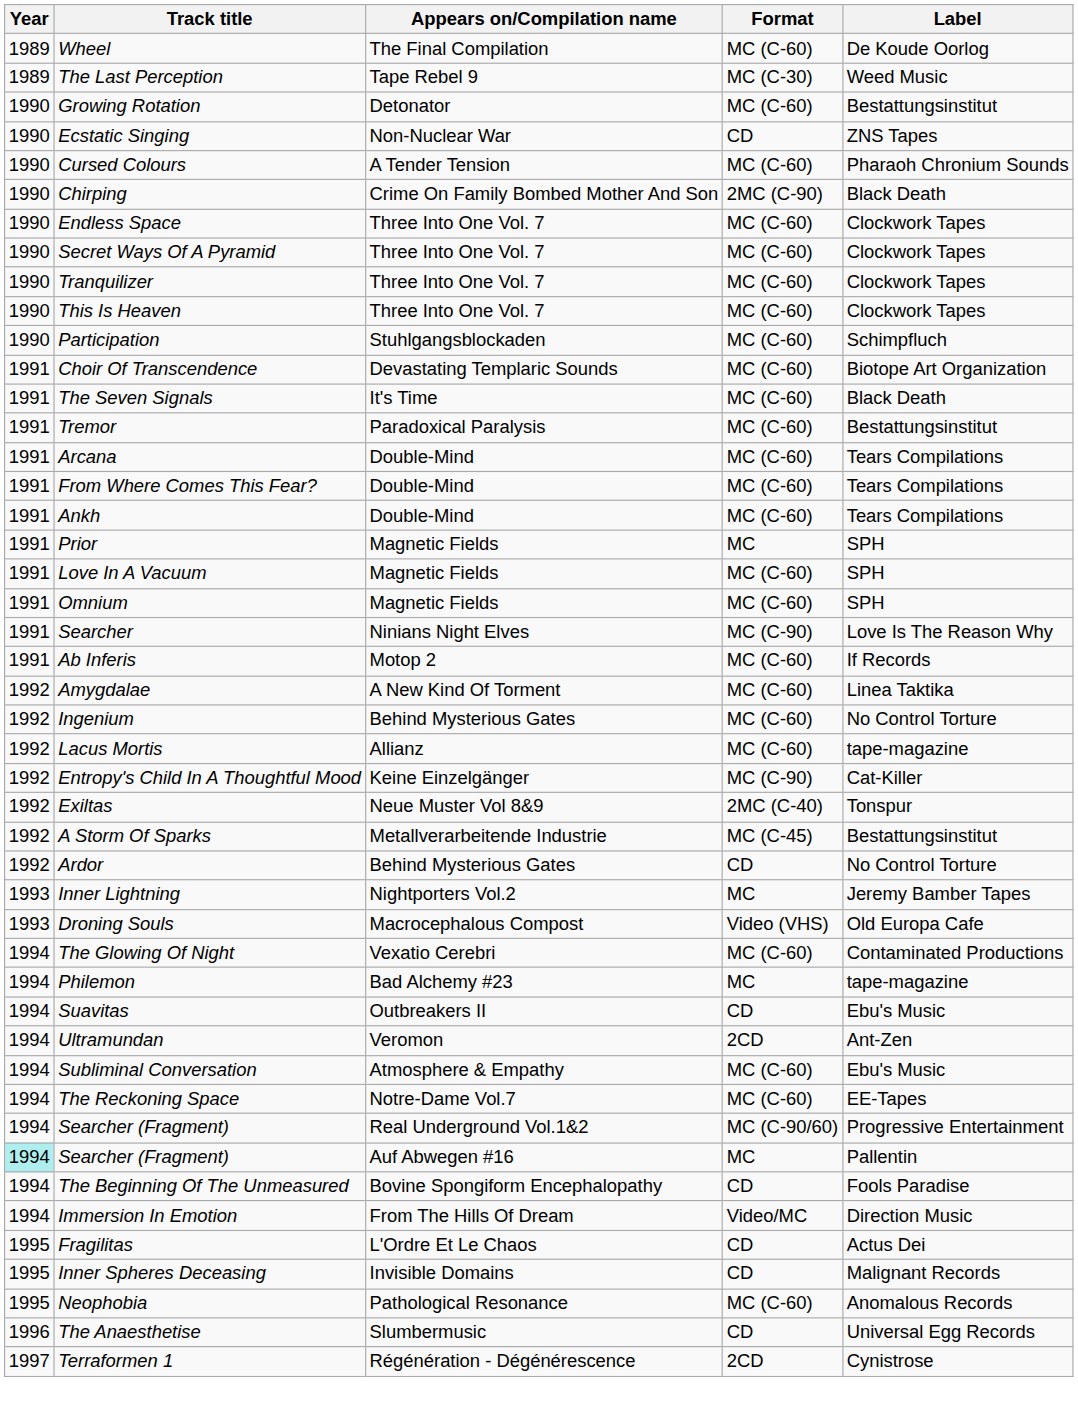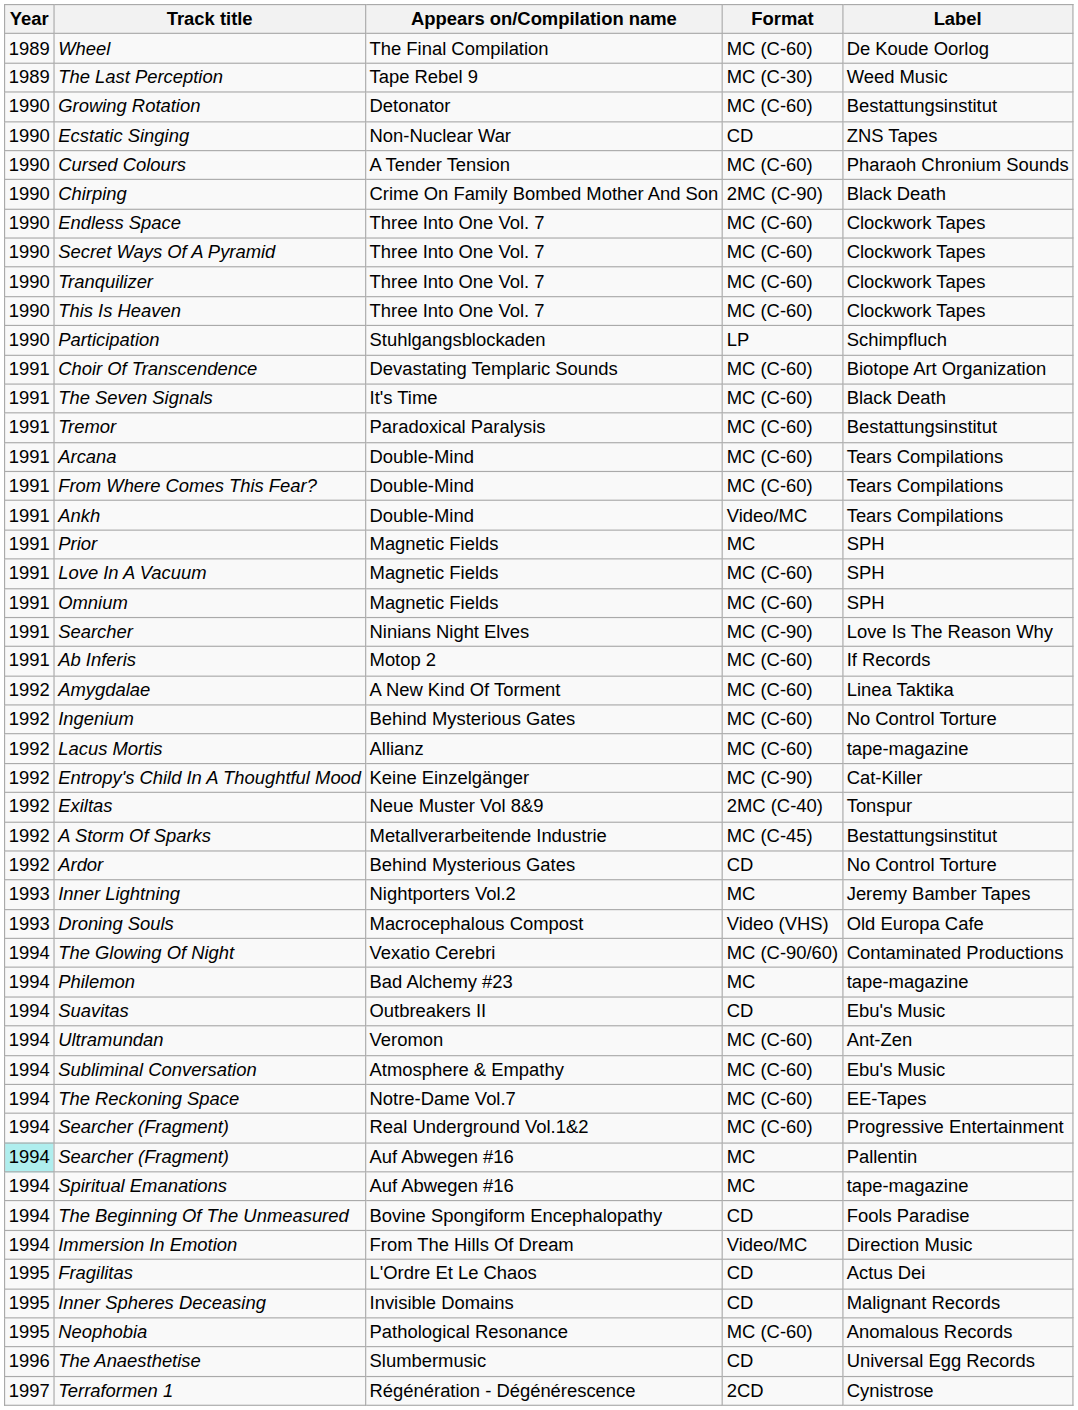(770, 340) MC (C-60) -> (738, 340) LP
(770, 515) MC (C-60) -> (767, 515) Video/MC
(770, 952) MC (C-60) -> (782, 952) MC (C-90/60)
(745, 1040) 2CD -> (770, 1040) MC (C-60)
(782, 1127) MC (C-90/60) -> (770, 1127) MC (C-60)
+ row: (143, 1186)
